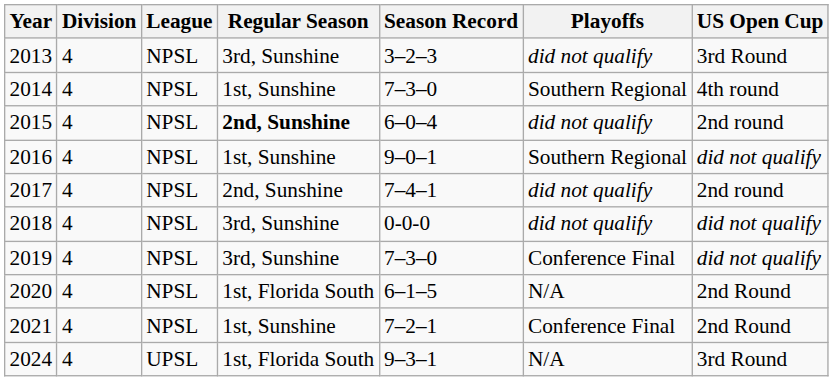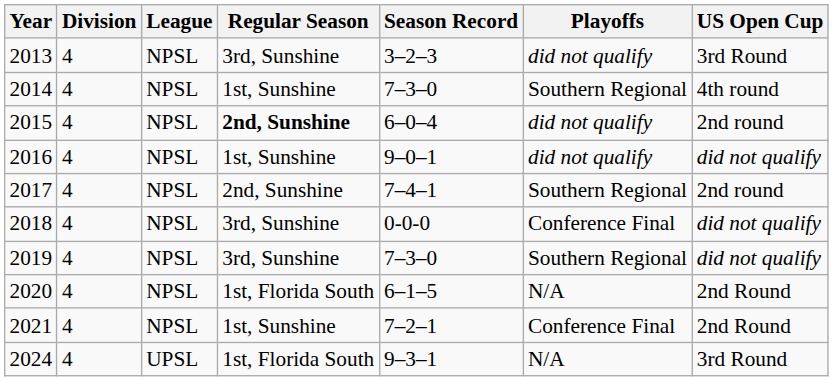(607, 156) Southern Regional -> (590, 156) did not qualify
(590, 190) did not qualify -> (607, 190) Southern Regional
(590, 223) did not qualify -> (602, 223) Conference Final
(602, 257) Conference Final -> (607, 257) Southern Regional
